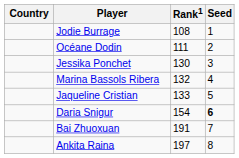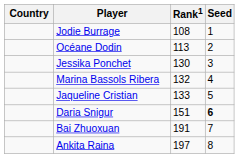(181, 47) 111 -> (181, 47) 113
(181, 112) 154 -> (181, 112) 151
